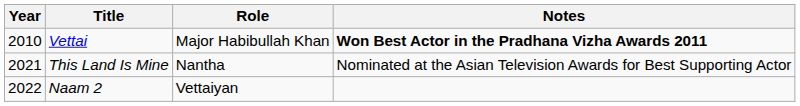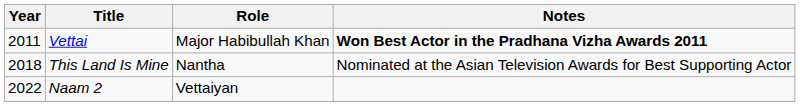(25, 40) 2010 -> (24, 40) 2011
(25, 64) 2021 -> (25, 64) 2018
